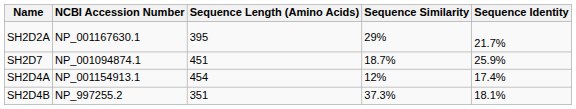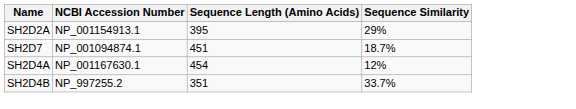- column: (522, 13)
(97, 36) NP_001167630.1 -> (97, 30) NP_001154913.1
(97, 78) NP_001154913.1 -> (97, 65) NP_001167630.1
(380, 95) 37.3% -> (380, 83) 33.7%
